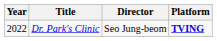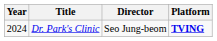(17, 28) 2022 -> (17, 28) 2024
